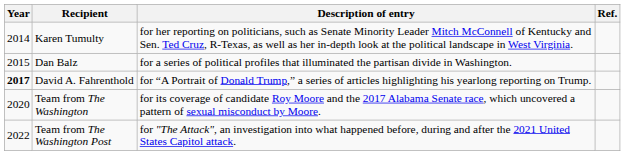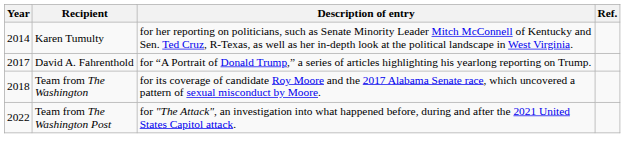- row: (56, 62)
(18, 80) bold -> (18, 62) normal
(18, 104) 2020 -> (18, 86) 2018
